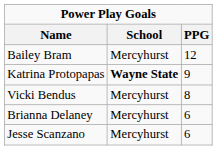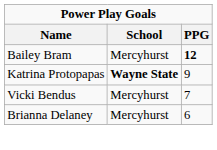(190, 54) normal -> (190, 54) bold
(187, 94) 8 -> (187, 94) 7
- row: (46, 134)
